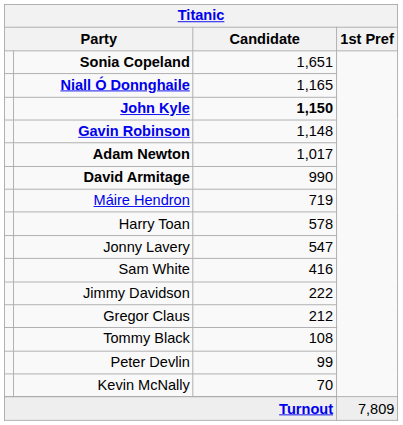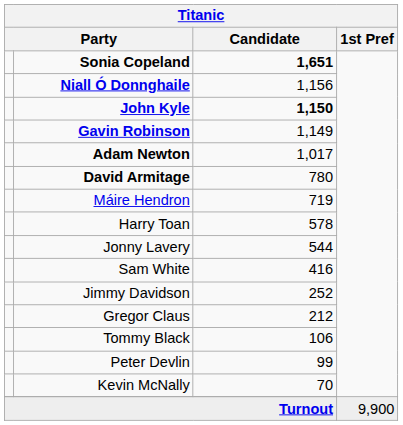(315, 62) normal -> (315, 62) bold
(315, 85) 1,165 -> (315, 85) 1,156
(315, 131) 1,148 -> (315, 131) 1,149
(321, 177) 990 -> (321, 177) 780
(321, 246) 547 -> (321, 246) 544
(321, 293) 222 -> (321, 293) 252
(321, 339) 108 -> (321, 339) 106
(376, 408) 7,809 -> (376, 408) 9,900
